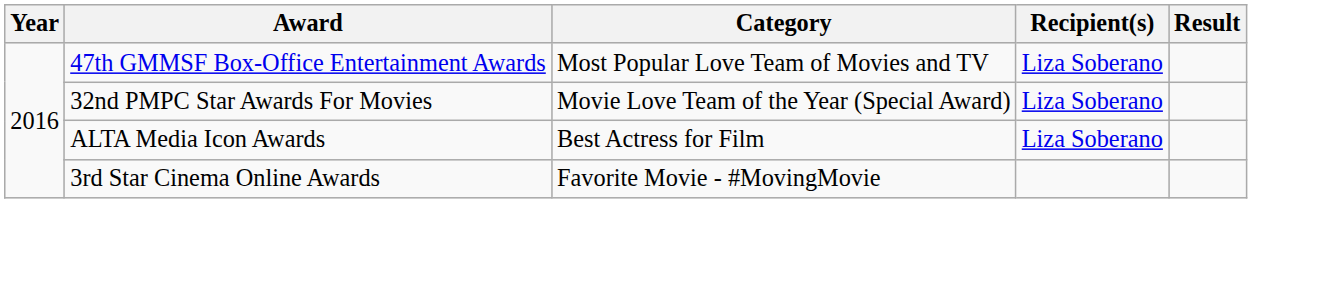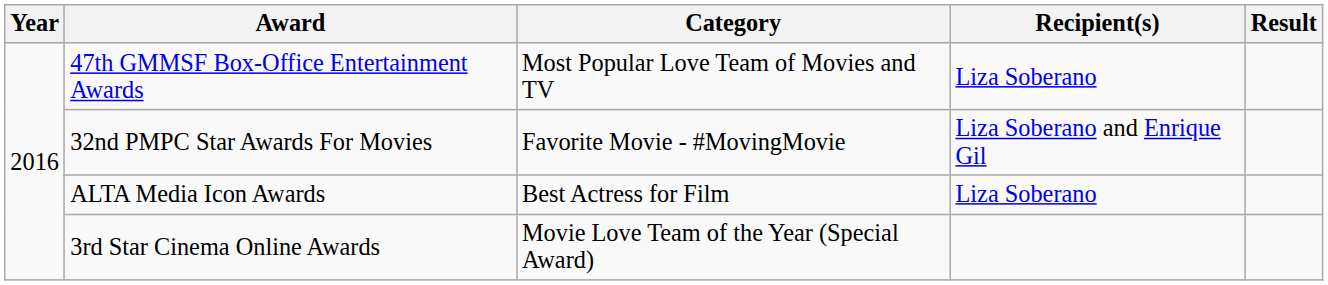(784, 100) Movie Love Team of the Year (Special Award) -> (684, 141) Favorite Movie - #MovingMovie
(1092, 100) Liza Soberano -> (1088, 141) Liza Soberano and Enrique Gil
(719, 178) Favorite Movie - #MovingMovie -> (710, 246) Movie Love Team of the Year (Special Award)
